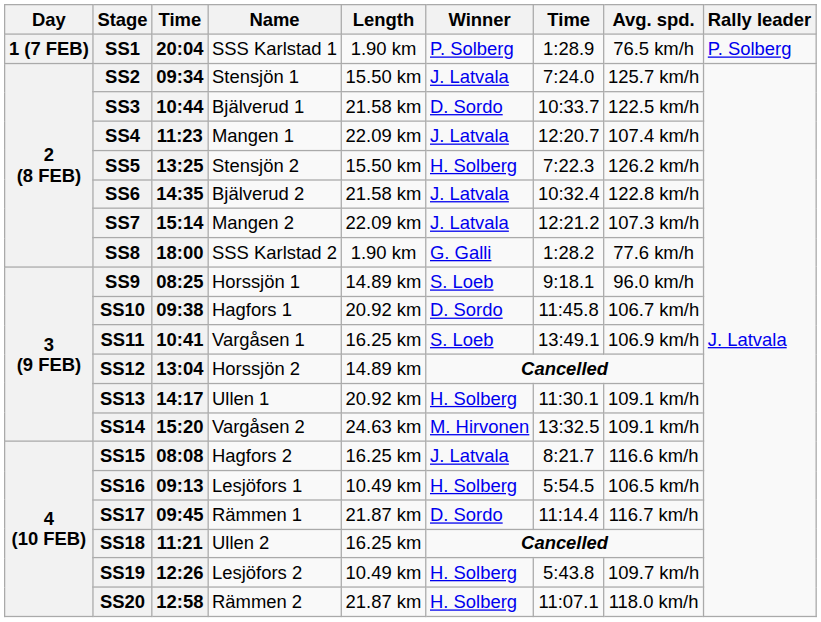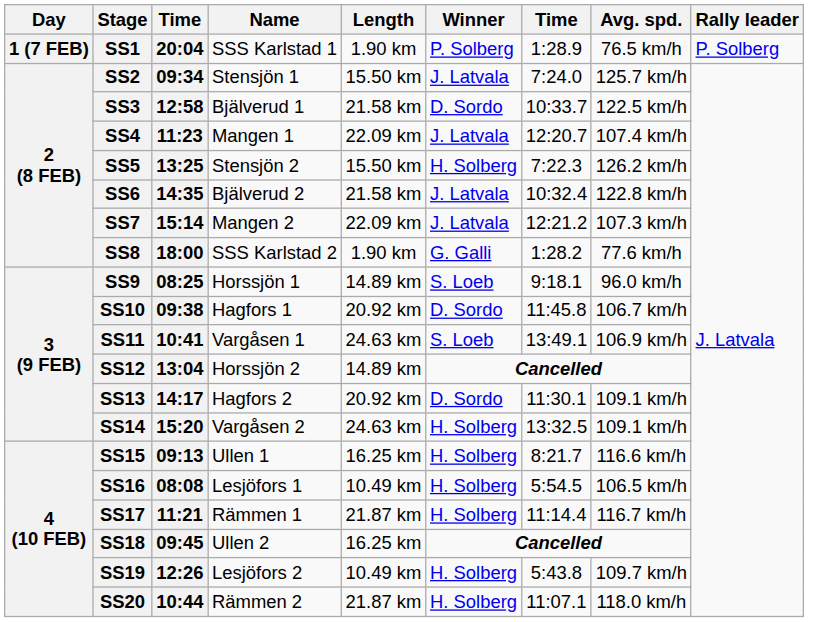(180, 107) 10:44 -> (180, 107) 12:58
(383, 340) 16.25 km -> (383, 340) 24.63 km
(241, 398) Ullen 1 -> (252, 398) Hagfors 2
(474, 398) H. Solberg -> (466, 398) D. Sordo
(480, 427) M. Hirvonen -> (474, 427) H. Solberg
(180, 456) 08:08 -> (180, 456) 09:13
(252, 456) Hagfors 2 -> (241, 456) Ullen 1
(469, 456) J. Latvala -> (474, 456) H. Solberg
(180, 486) 09:13 -> (180, 486) 08:08
(180, 515) 09:45 -> (180, 515) 11:21
(466, 515) D. Sordo -> (474, 515) H. Solberg
(180, 544) 11:21 -> (180, 544) 09:45
(180, 602) 12:58 -> (180, 602) 10:44
